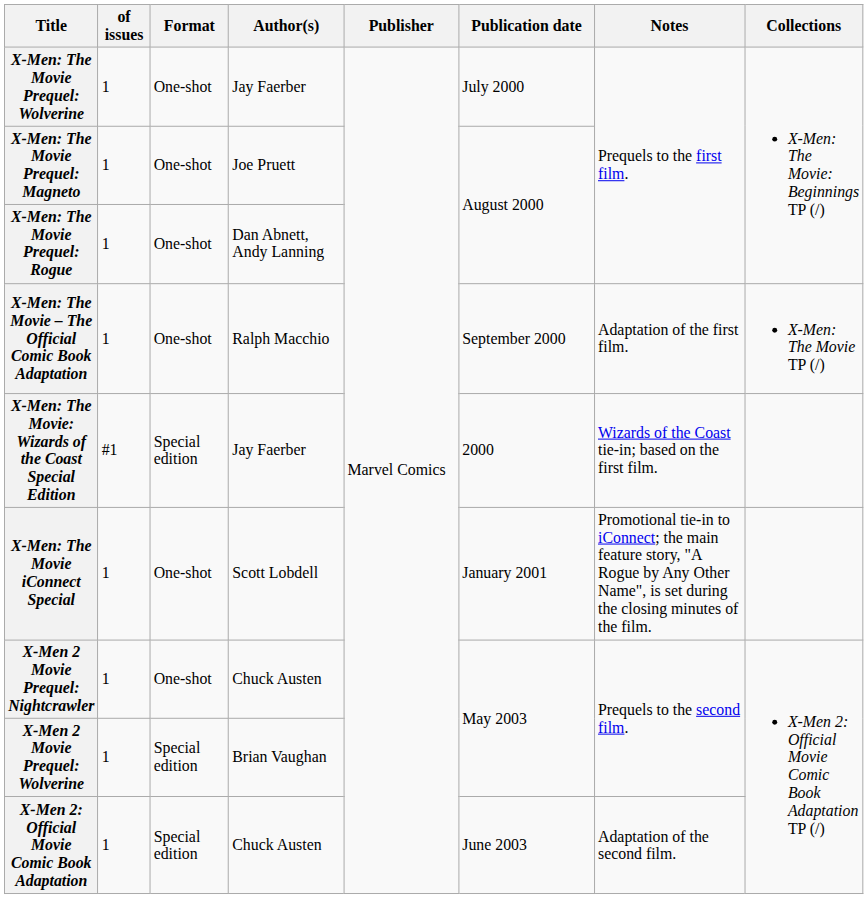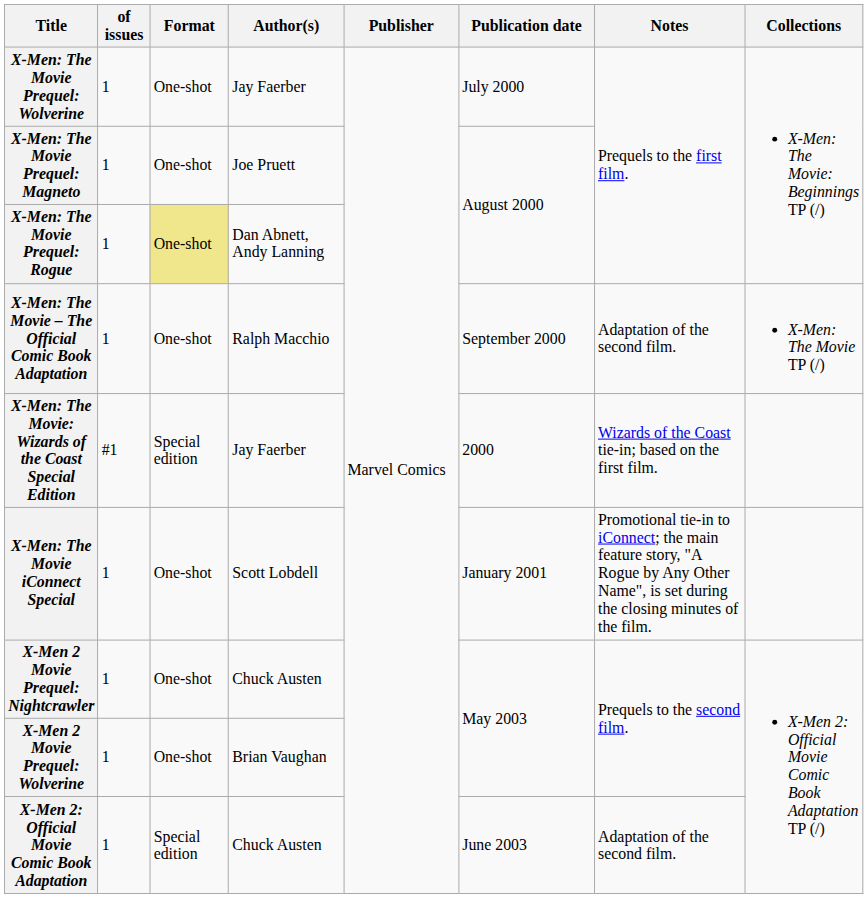(183, 243) no background -> (183, 243) khaki background
(668, 338) Adaptation of the first film. -> (653, 338) Adaptation of the second film.
(177, 757) Special edition -> (183, 757) One-shot
